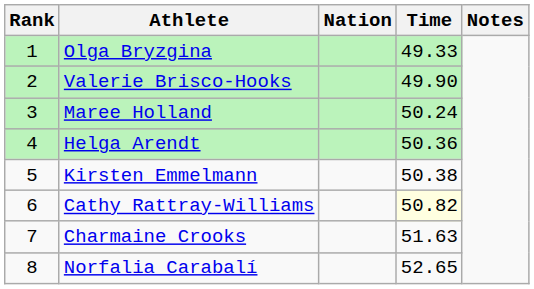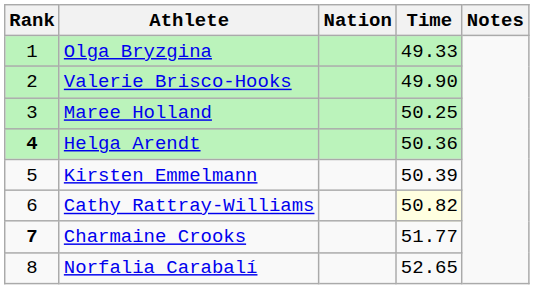(429, 113) 50.24 -> (429, 113) 50.25
(32, 144) normal -> (32, 144) bold
(429, 175) 50.38 -> (429, 175) 50.39
(32, 237) normal -> (32, 237) bold
(429, 237) 51.63 -> (429, 237) 51.77
